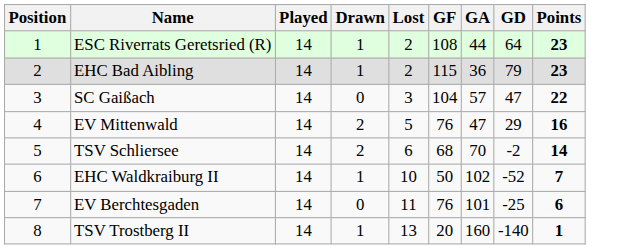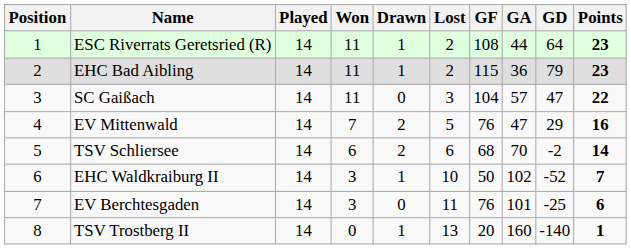+ column: (352, 17)
